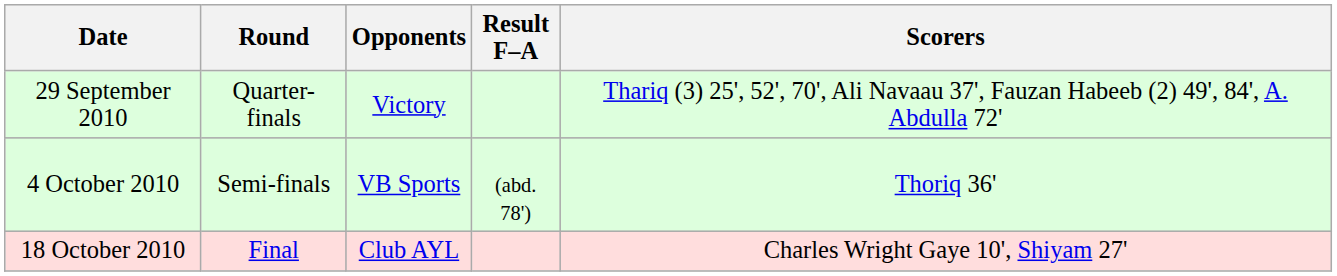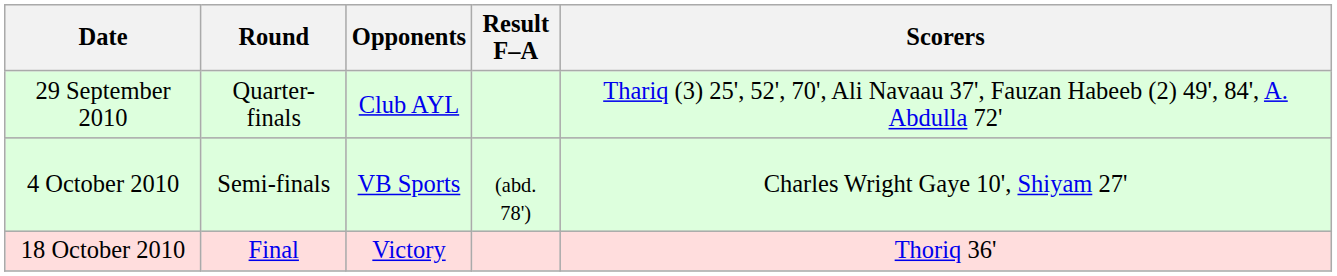(409, 104) Victory -> (409, 104) Club AYL
(945, 184) Thoriq 36' -> (945, 184) Charles Wright Gaye 10', Shiyam 27'
(409, 250) Club AYL -> (409, 250) Victory
(945, 250) Charles Wright Gaye 10', Shiyam 27' -> (945, 250) Thoriq 36'
